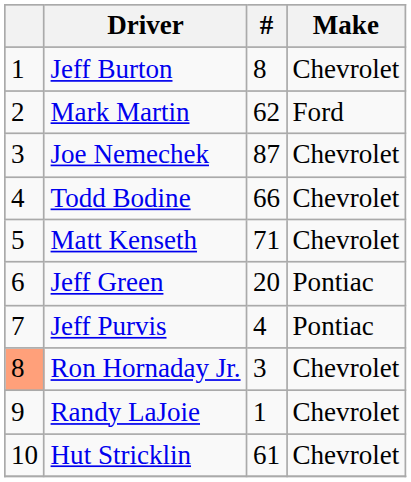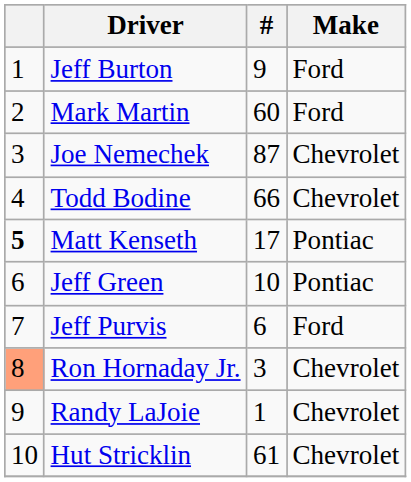(260, 68) 8 -> (260, 68) 9
(346, 68) Chevrolet -> (318, 68) Ford
(267, 111) 62 -> (267, 111) 60
(18, 240) normal -> (18, 240) bold
(267, 240) 71 -> (267, 240) 17
(346, 240) Chevrolet -> (333, 240) Pontiac
(267, 283) 20 -> (267, 283) 10
(260, 326) 4 -> (260, 326) 6
(333, 326) Pontiac -> (318, 326) Ford
